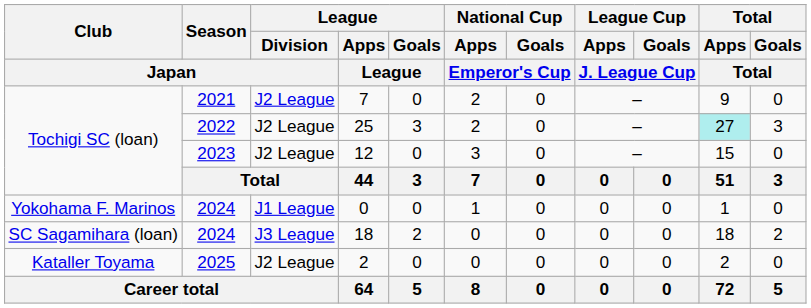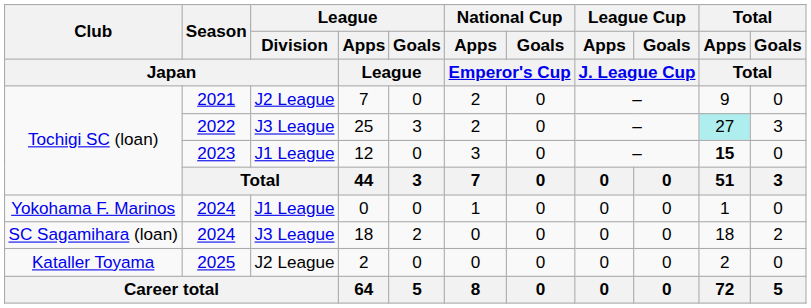(295, 126) J2 League -> (295, 126) J3 League
(295, 153) J2 League -> (295, 153) J1 League
(725, 153) normal -> (725, 153) bold
